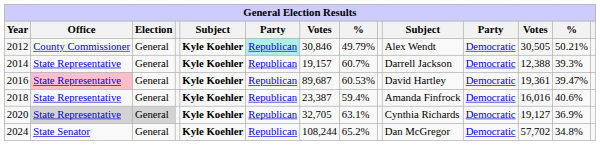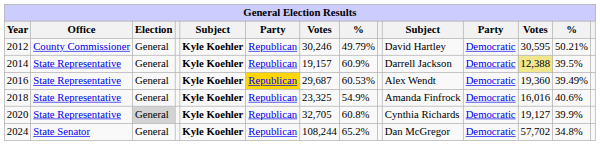(273, 47) paleturquoise background -> (273, 47) no background
(317, 47) 30,846 -> (317, 47) 30,246
(410, 47) Alex Wendt -> (415, 47) David Hartley
(535, 47) 30,505 -> (535, 47) 30,595
(356, 64) 60.7% -> (356, 64) 60.9%
(535, 64) no background -> (535, 64) khaki background
(569, 64) 39.3% -> (569, 64) 39.5%
(77, 81) pink background -> (77, 81) no background
(273, 81) no background -> (273, 81) gold background
(317, 81) 89,687 -> (317, 81) 29,687
(415, 81) David Hartley -> (410, 81) Alex Wendt
(535, 81) 19,361 -> (535, 81) 19,360
(572, 81) 39.47% -> (572, 81) 39.49%
(317, 98) 23,387 -> (317, 98) 23,325
(356, 98) 59.4% -> (356, 98) 54.9%
(77, 115) lightgrey background -> (77, 115) no background
(356, 115) 63.1% -> (356, 115) 60.8%
(569, 115) 36.9% -> (569, 115) 39.9%
